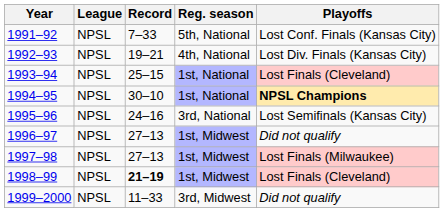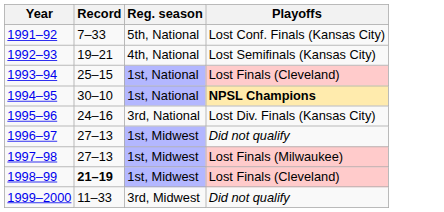- column: (100, 14)
(343, 55) Lost Div. Finals (Kansas City) -> (292, 55) Lost Semifinals (Kansas City)
(343, 116) Lost Semifinals (Kansas City) -> (292, 116) Lost Div. Finals (Kansas City)
